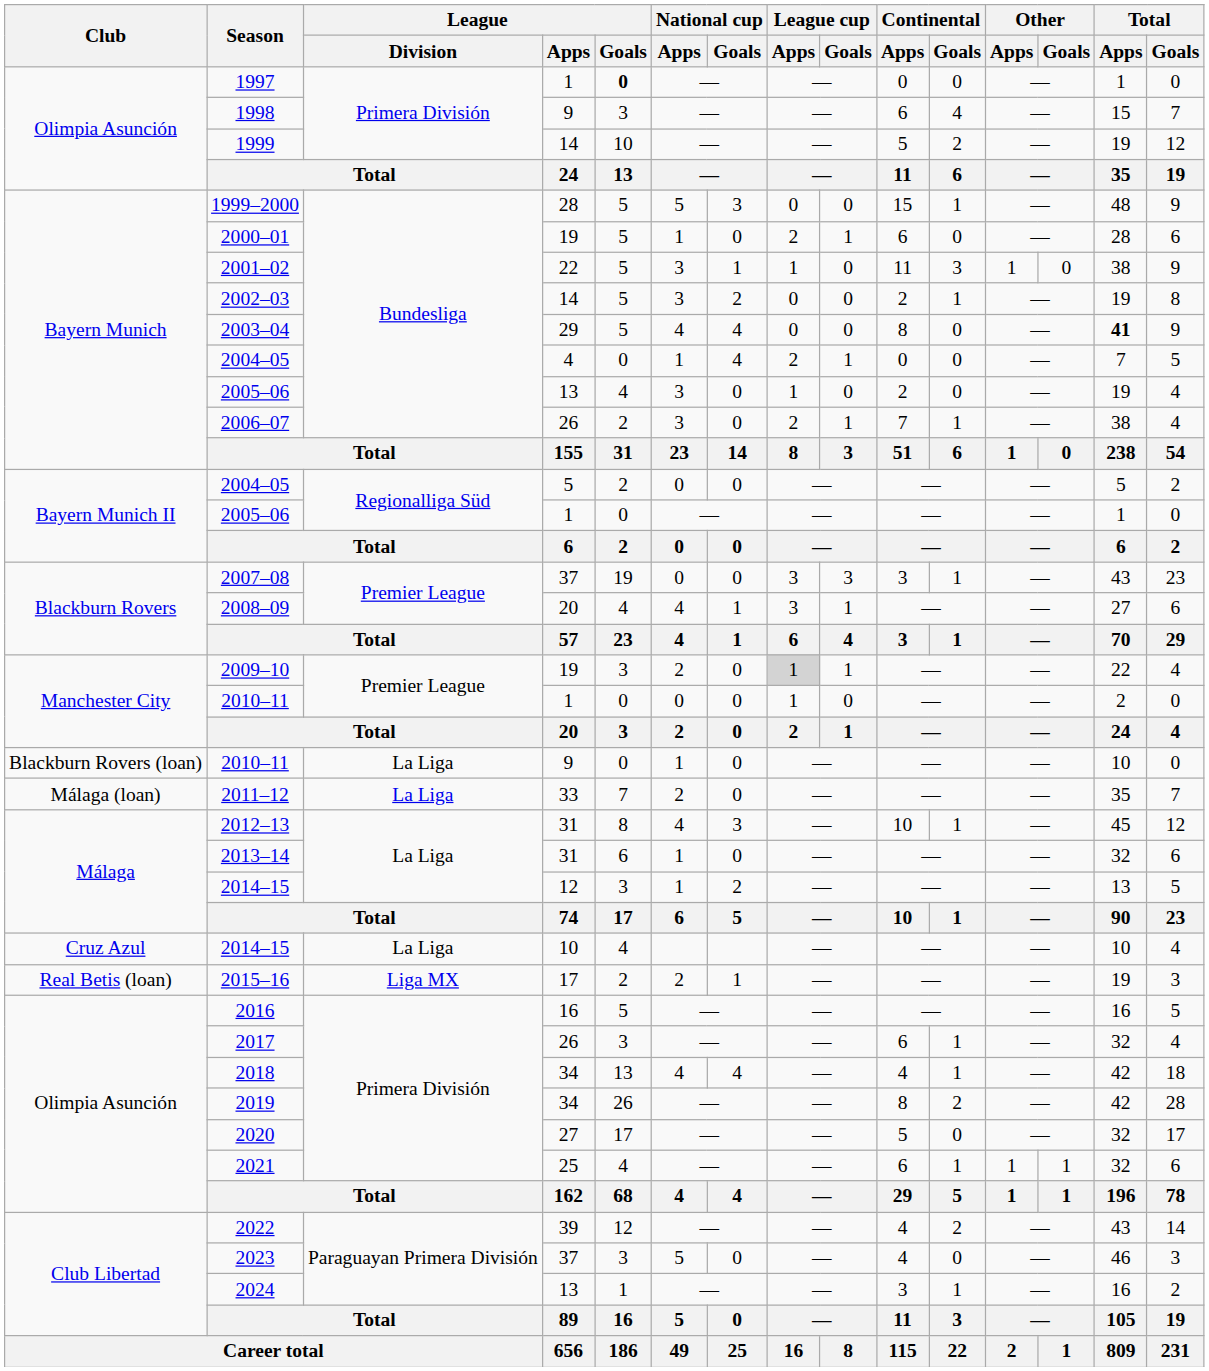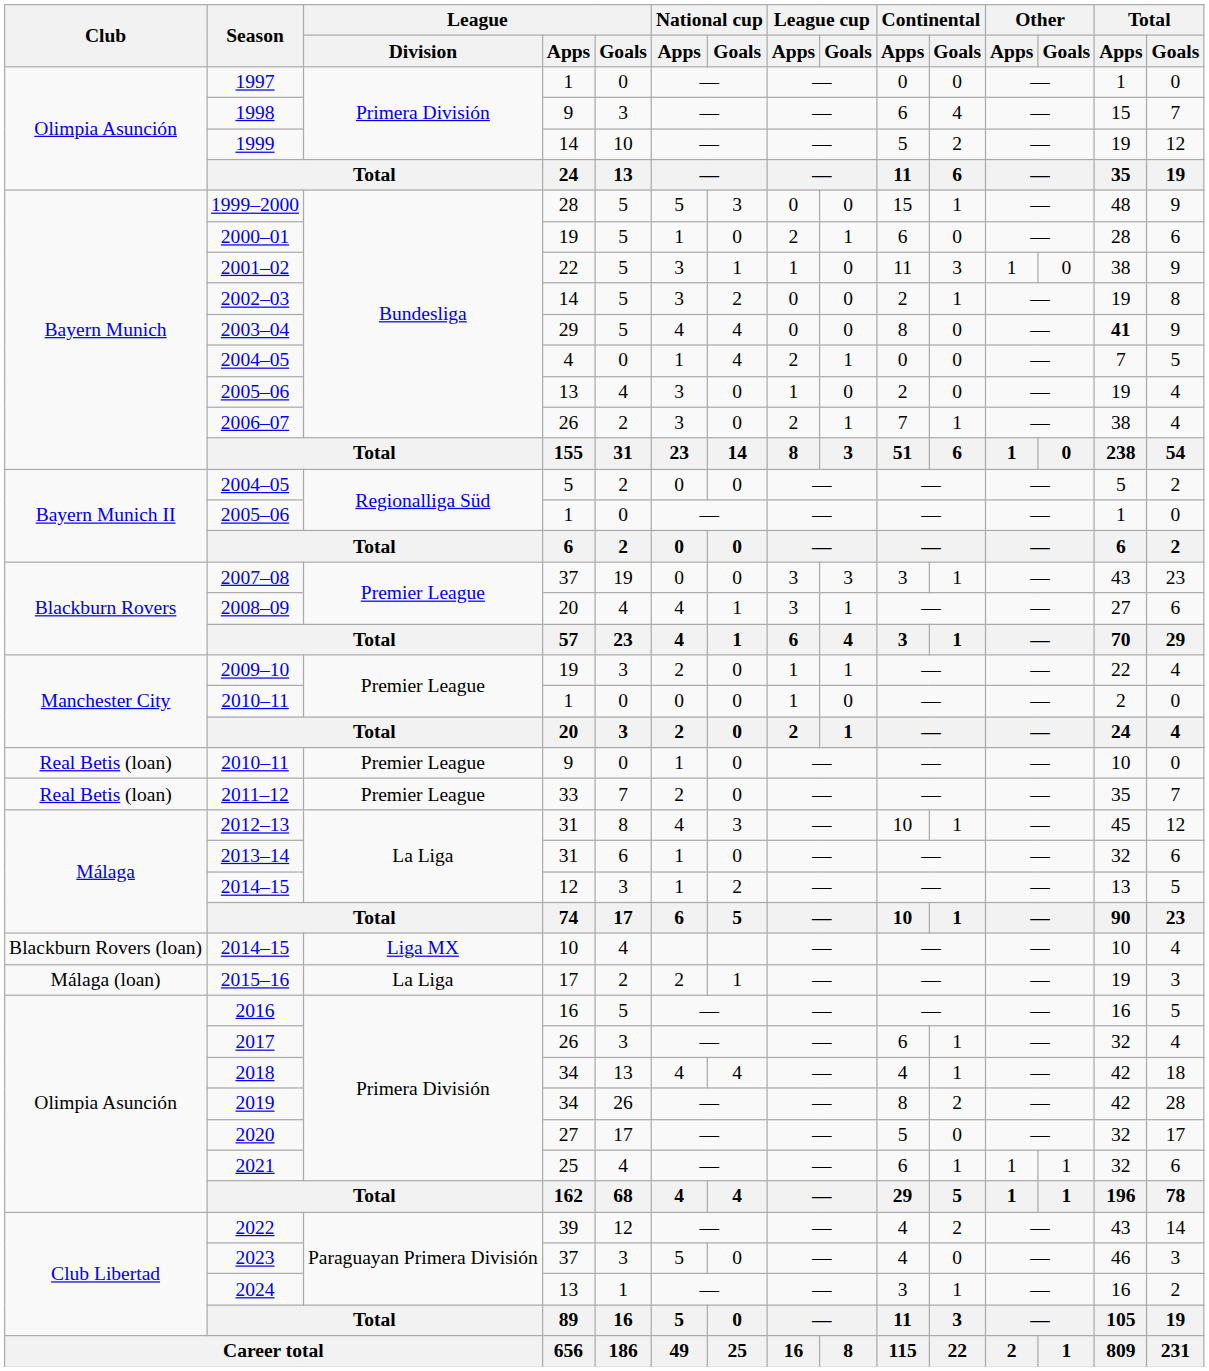(623, 81) bold -> (623, 81) normal
(793, 670) lightgrey background -> (793, 670) no background
(106, 762) Blackburn Rovers (loan) -> (106, 762) Real Betis (loan)
(423, 762) La Liga -> (423, 762) Premier League
(106, 793) Málaga (loan) -> (106, 793) Real Betis (loan)
(423, 793) La Liga -> (423, 793) Premier League
(106, 948) Cruz Azul -> (106, 948) Blackburn Rovers (loan)
(423, 948) La Liga -> (423, 948) Liga MX
(106, 979) Real Betis (loan) -> (106, 979) Málaga (loan)
(423, 979) Liga MX -> (423, 979) La Liga
